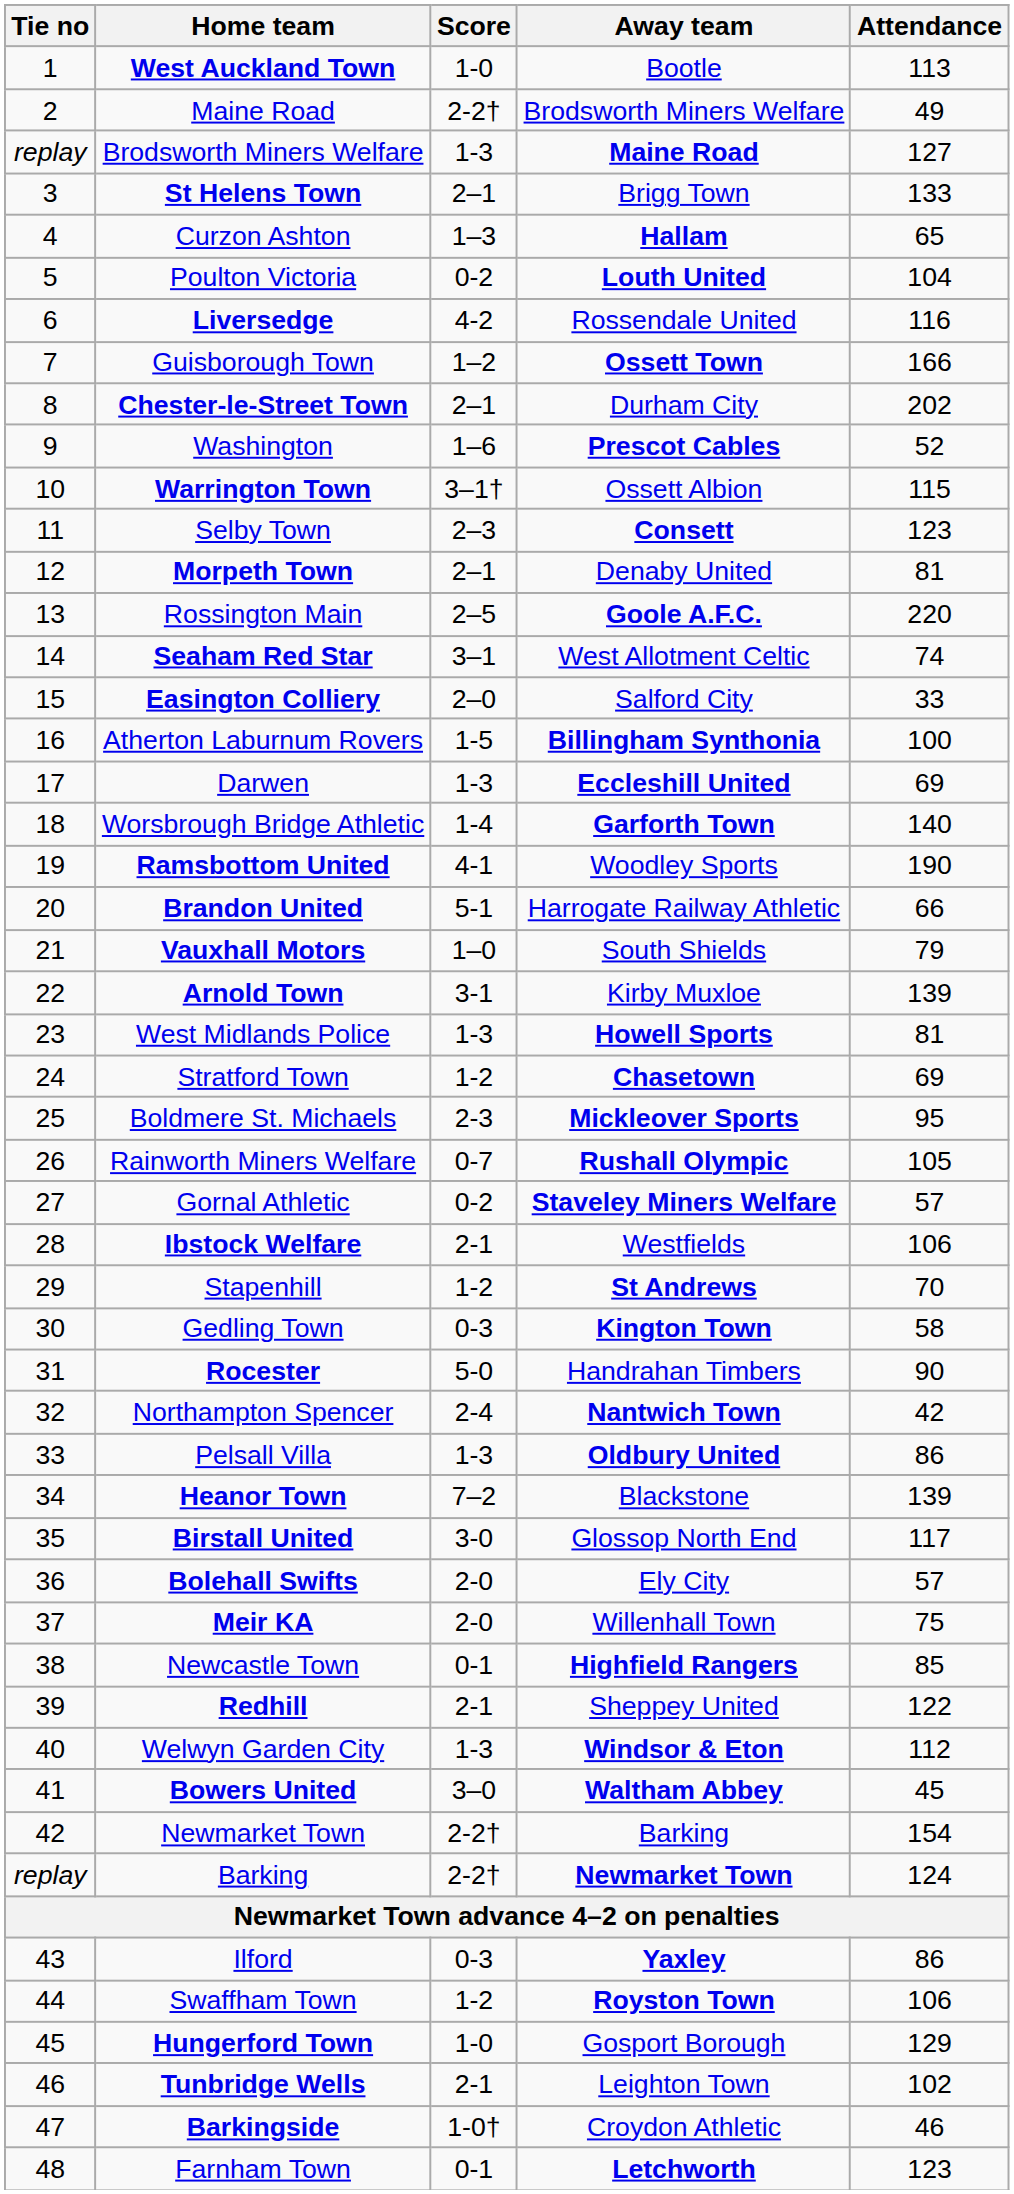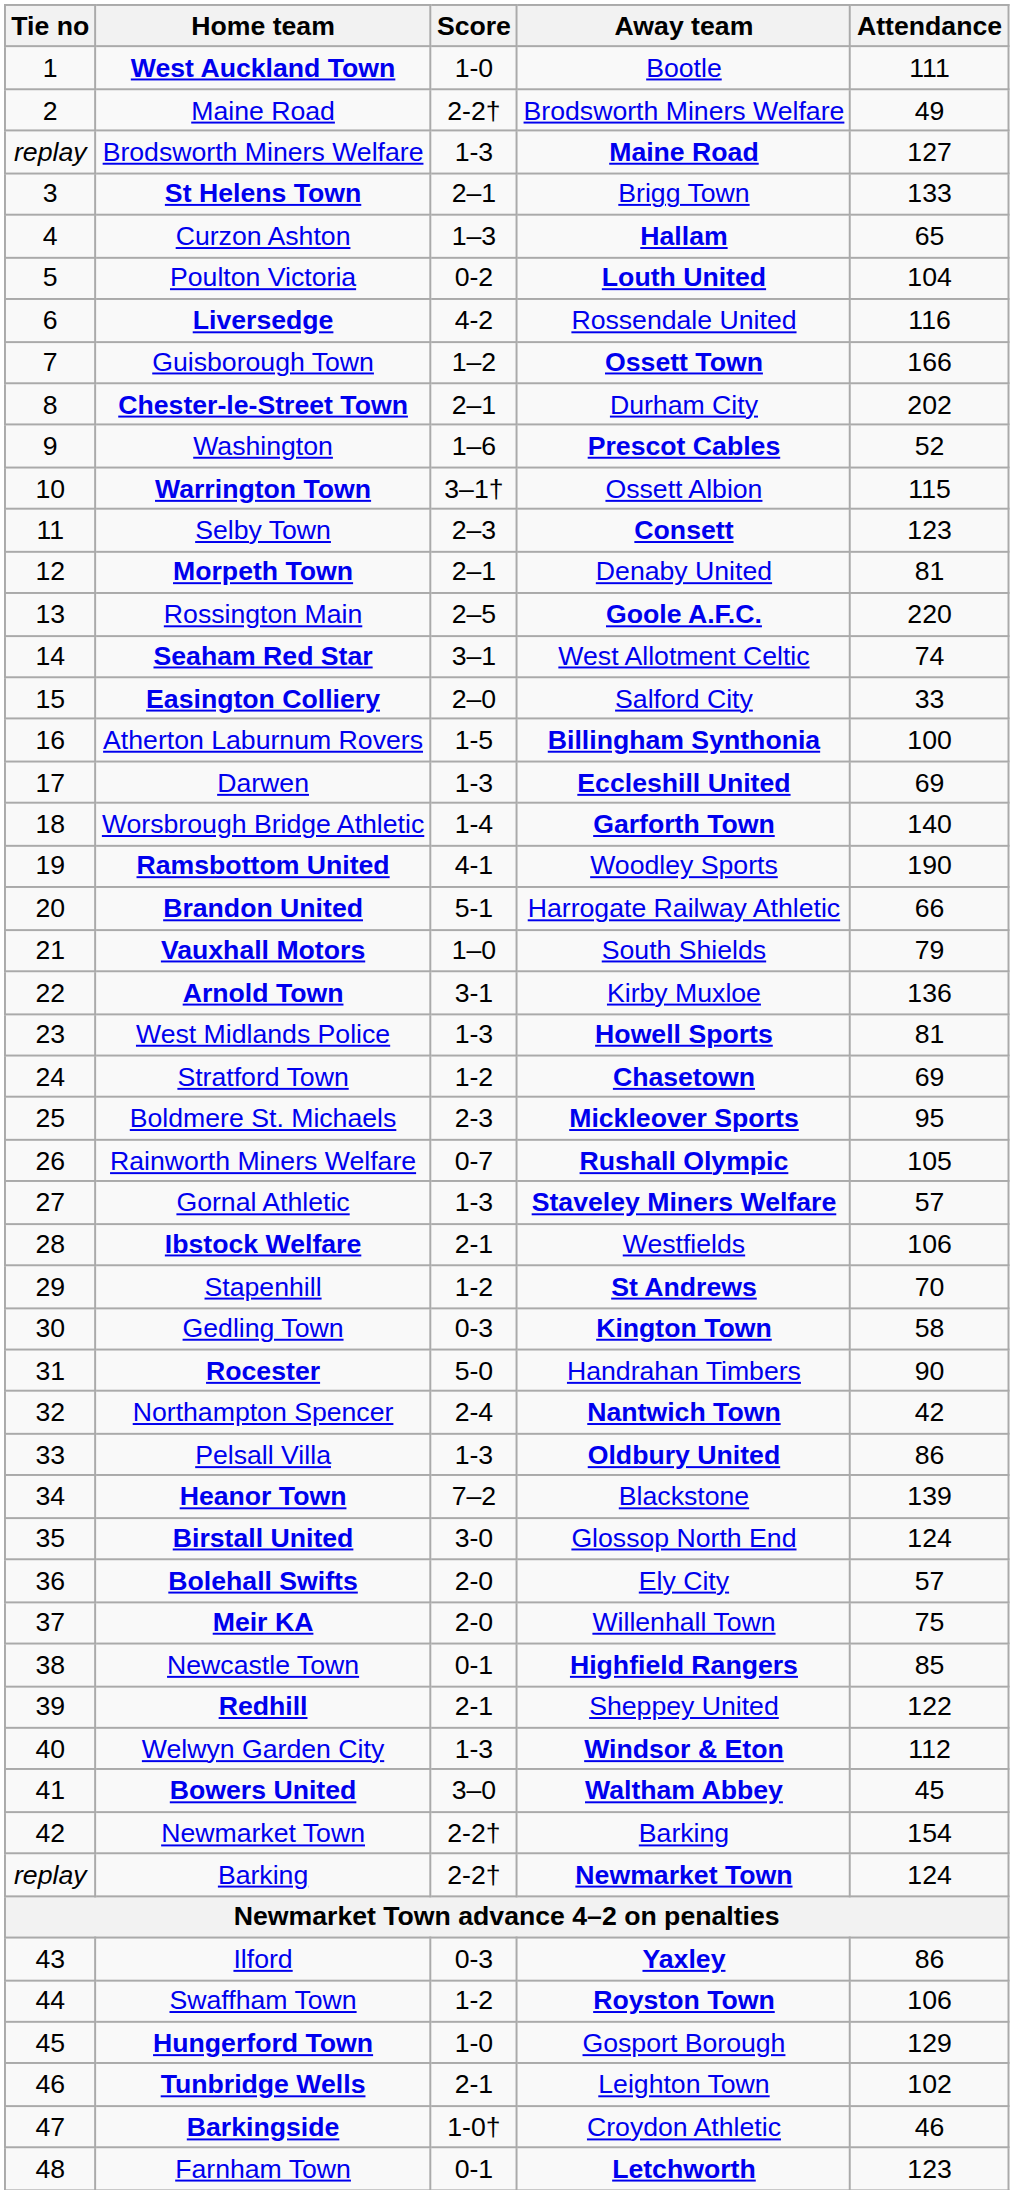(930, 68) 113 -> (930, 68) 111
(930, 992) 139 -> (930, 992) 136
(474, 1202) 0-2 -> (474, 1202) 1-3
(930, 1538) 117 -> (930, 1538) 124
